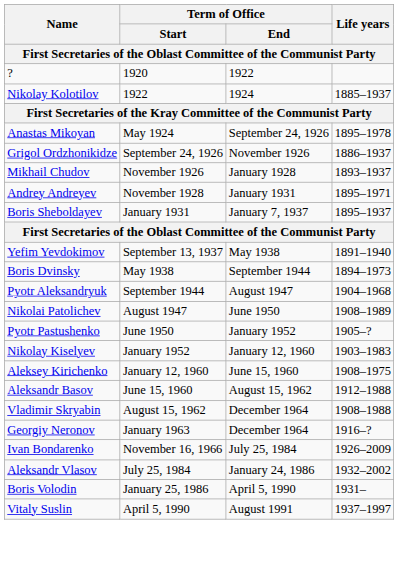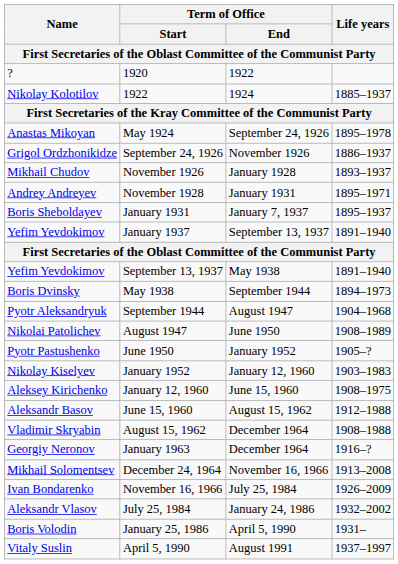+ row: (156, 232)
+ row: (172, 469)
